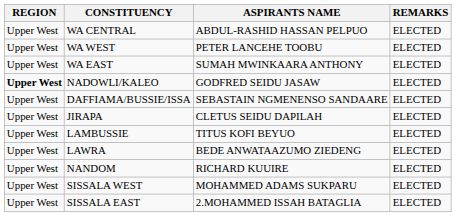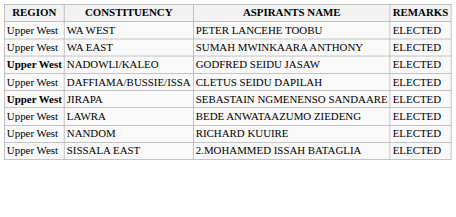- row: (101, 30)
(292, 99) SEBASTAIN NGMENENSO SANDAARE -> (259, 82) CLETUS SEIDU DAPILAH
(32, 116) normal -> (34, 99) bold
(259, 116) CLETUS SEIDU DAPILAH -> (292, 99) SEBASTAIN NGMENENSO SANDAARE
- row: (98, 133)
- row: (105, 185)
